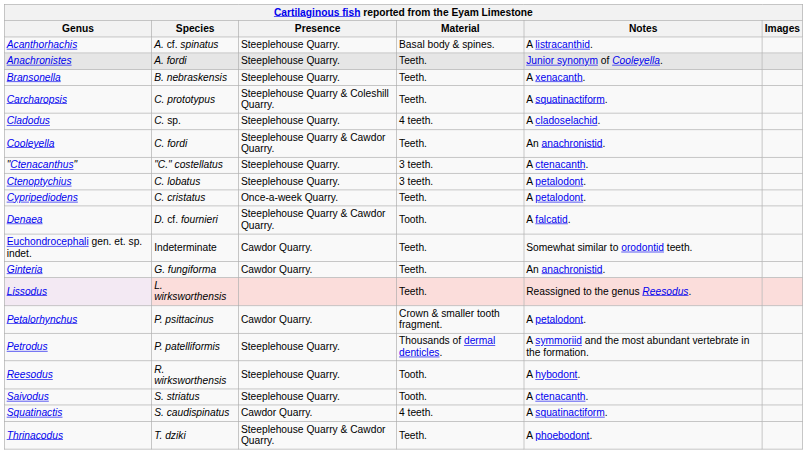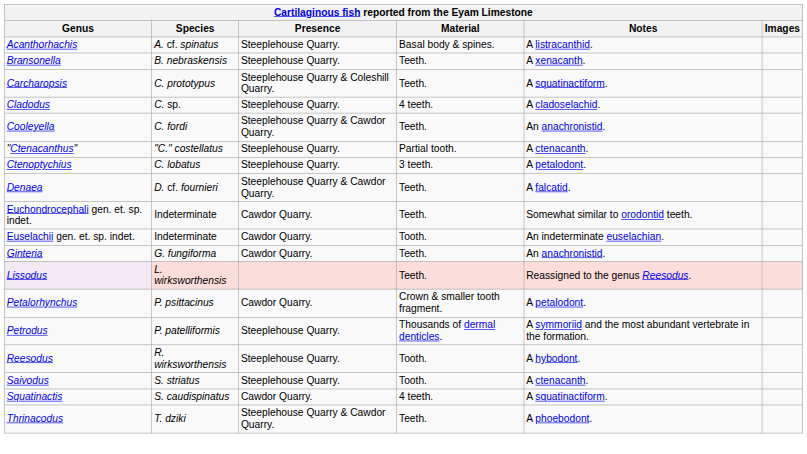- row: (39, 61)
(416, 165) 3 teeth. -> (428, 149) Partial tooth.
- row: (42, 198)
(413, 220) Tooth. -> (413, 187) Teeth.
+ row: (71, 237)
